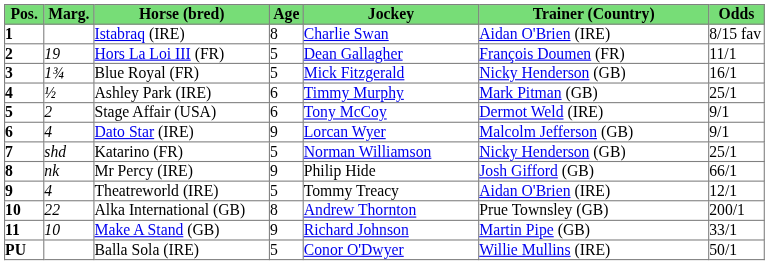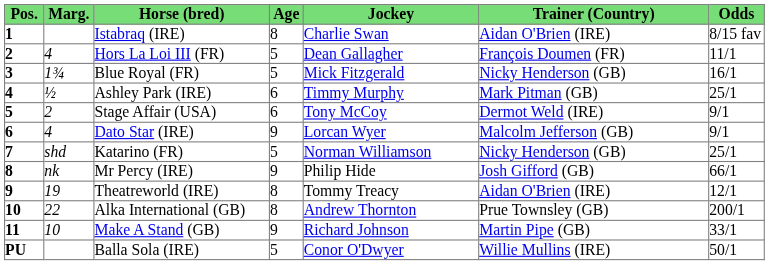(52, 53) 19 -> (48, 53) 4
(48, 190) 4 -> (52, 190) 19
(274, 190) 5 -> (274, 190) 8
